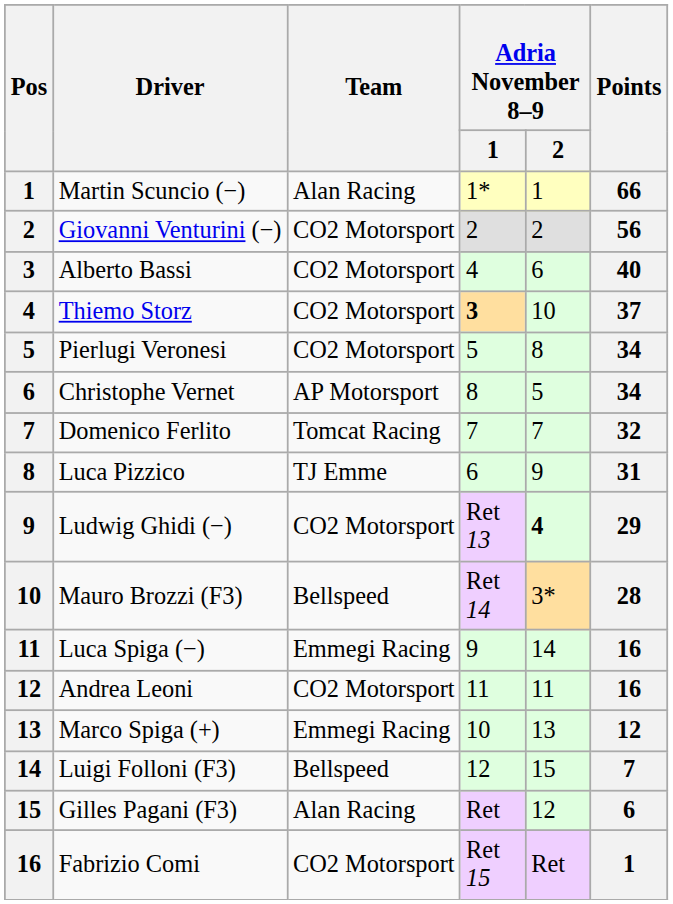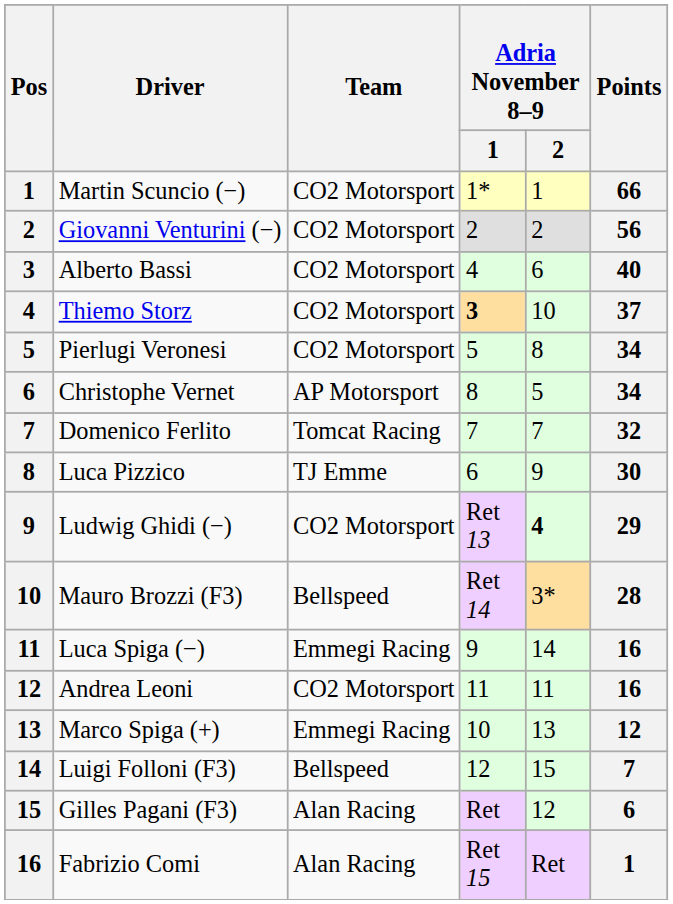(354, 190) Alan Racing -> (374, 190) CO2 Motorsport
(629, 471) 31 -> (629, 471) 30
(374, 864) CO2 Motorsport -> (354, 864) Alan Racing
